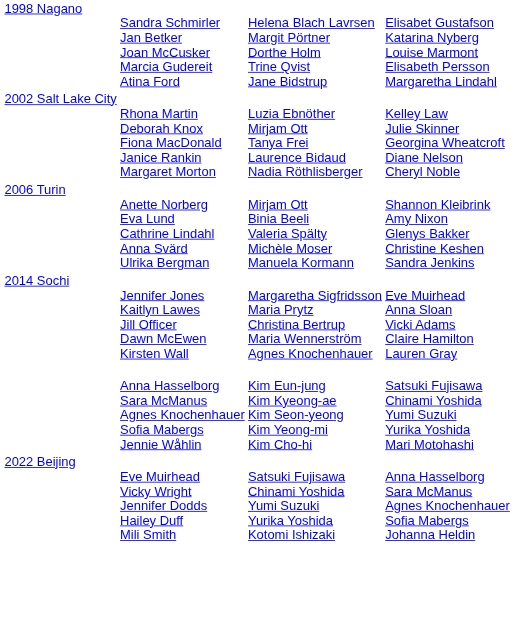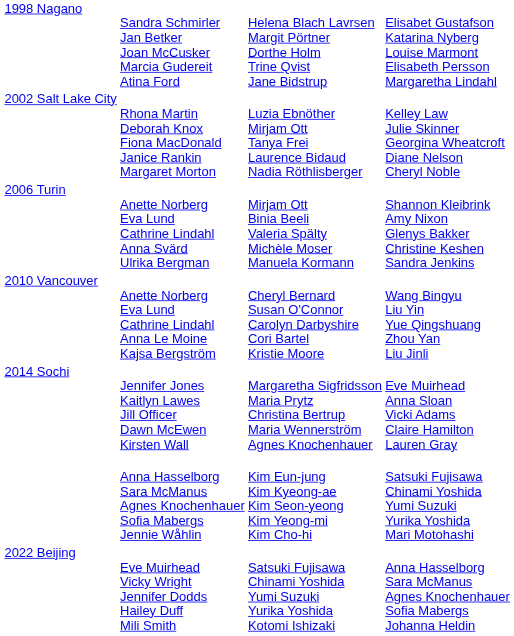+ row: (51, 280)
